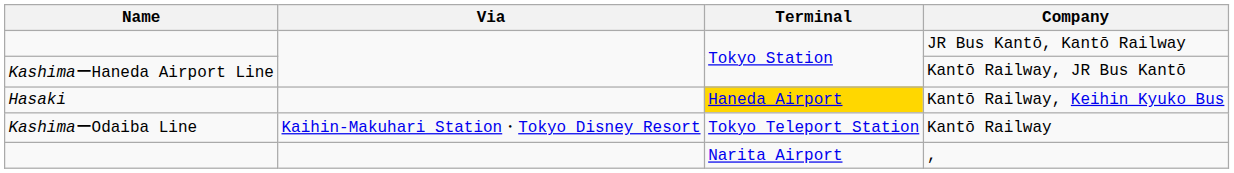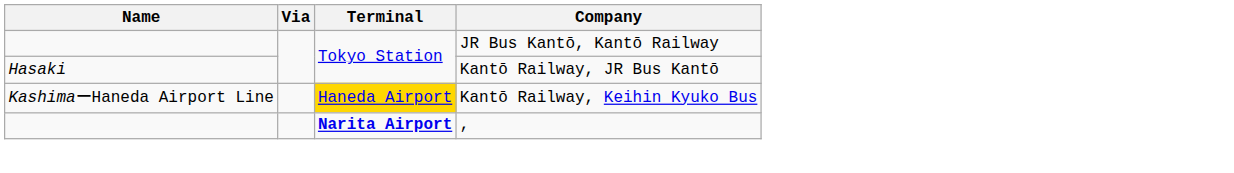(141, 72) KashimaーHaneda Airport Line -> (37, 70) Hasaki
(37, 100) Hasaki -> (141, 98) KashimaーHaneda Airport Line
- row: (989, 127)
(775, 155) normal -> (385, 126) bold
